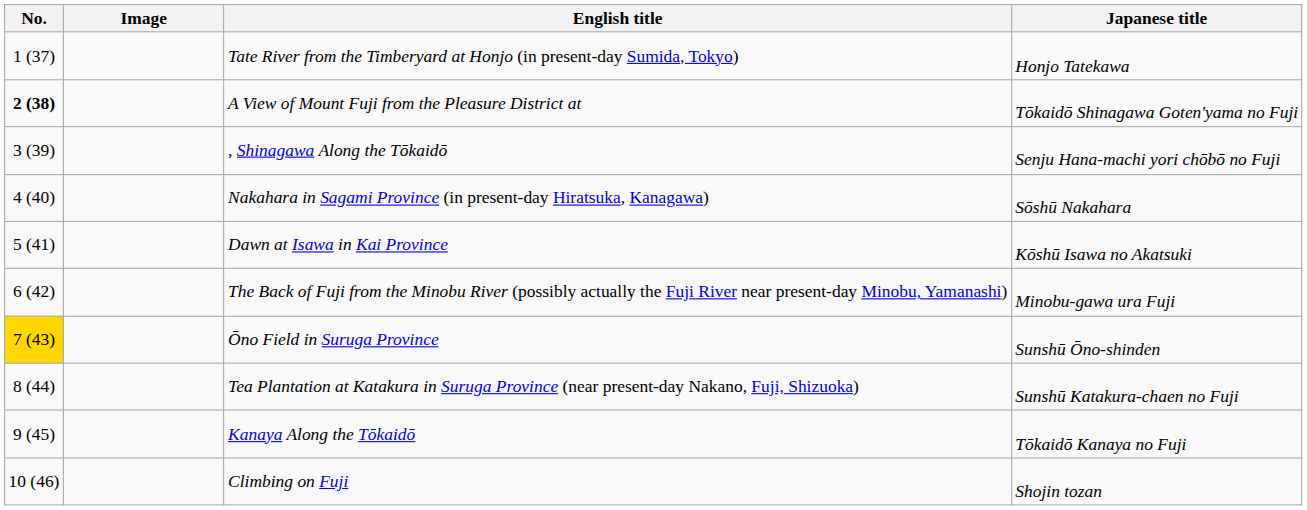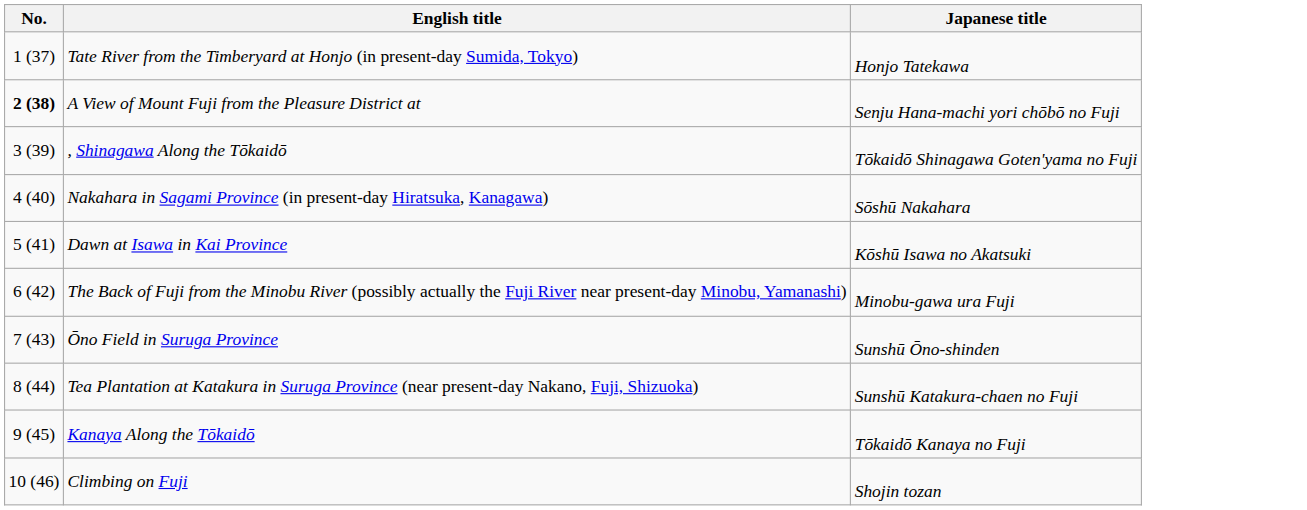- column: (144, 18)
(1157, 112) Tōkaidō Shinagawa Goten'yama no Fuji -> (987, 112) Senju Hana-machi yori chōbō no Fuji
(1148, 160) Senju Hana-machi yori chōbō no Fuji -> (996, 160) Tōkaidō Shinagawa Goten'yama no Fuji
(34, 339) gold background -> (34, 339) no background
